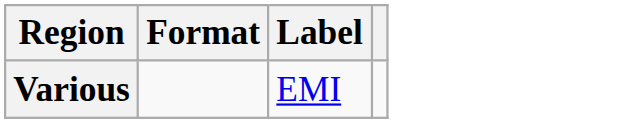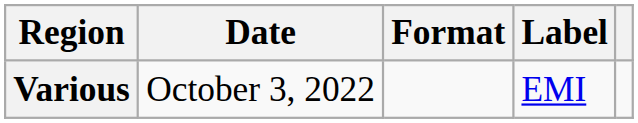+ column: (261, 32)
